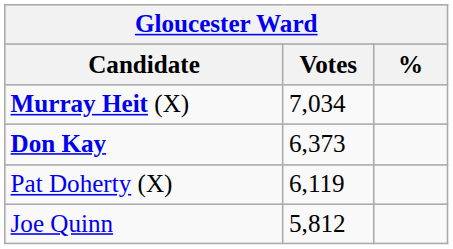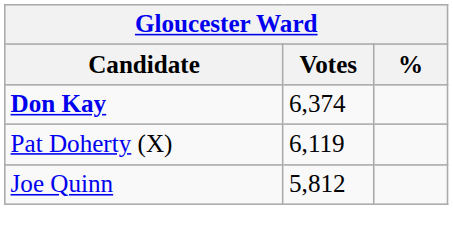- row: (100, 104)
(317, 143) 6,373 -> (317, 104) 6,374
